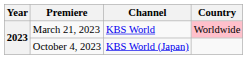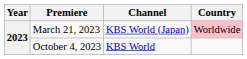(131, 29) KBS World -> (147, 29) KBS World (Japan)
(147, 46) KBS World (Japan) -> (131, 46) KBS World
